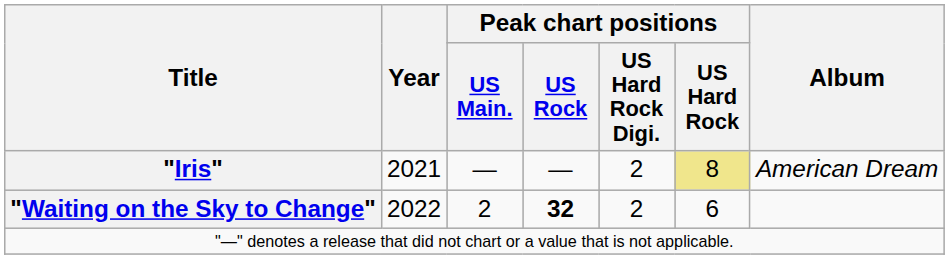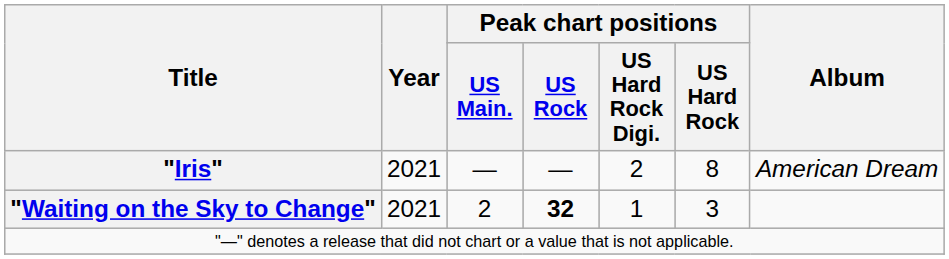(712, 169) khaki background -> (712, 169) no background
(414, 208) 2022 -> (414, 208) 2021
(636, 208) 2 -> (636, 208) 1
(712, 208) 6 -> (712, 208) 3
